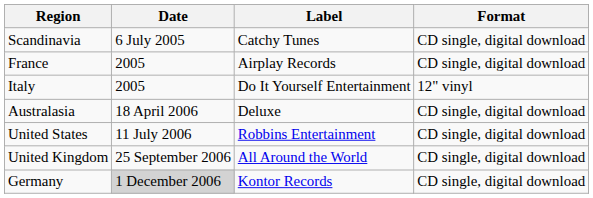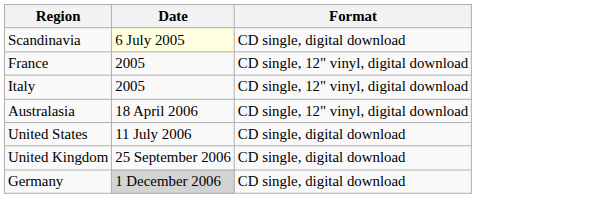- column: (324, 16)
(150, 39) no background -> (150, 39) lightyellow background
(501, 63) CD single, digital download -> (353, 63) CD single, 12" vinyl, digital download
(445, 87) 12" vinyl -> (353, 87) CD single, 12" vinyl, digital download
(501, 110) CD single, digital download -> (353, 110) CD single, 12" vinyl, digital download
